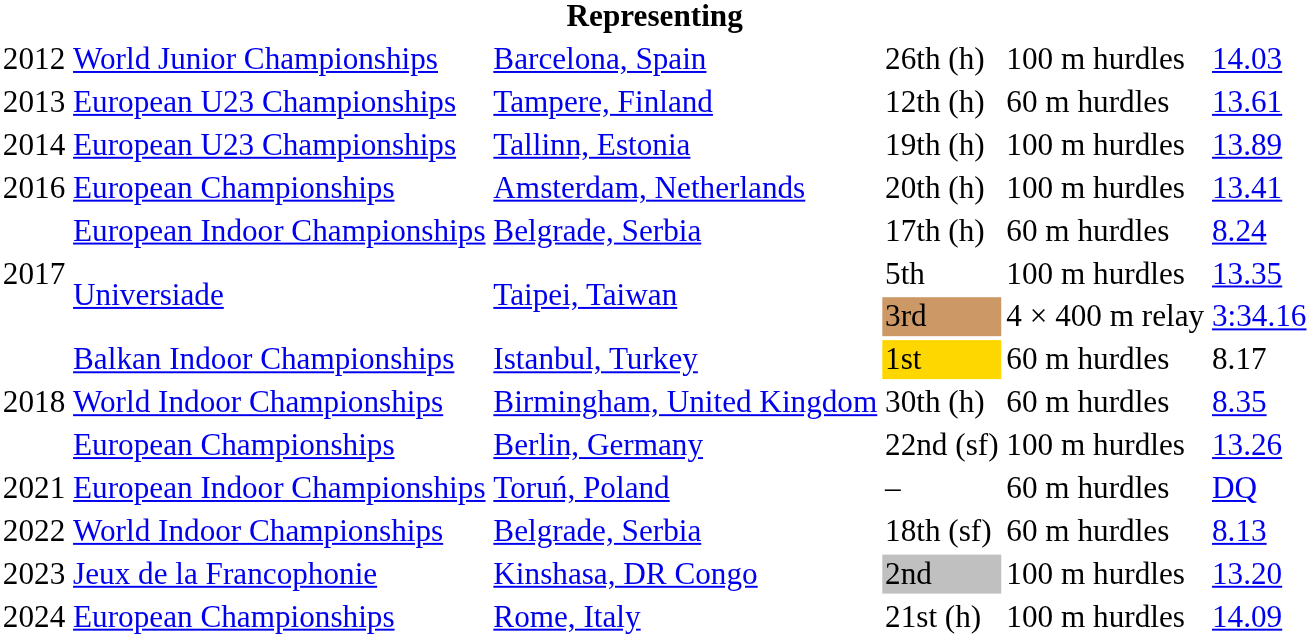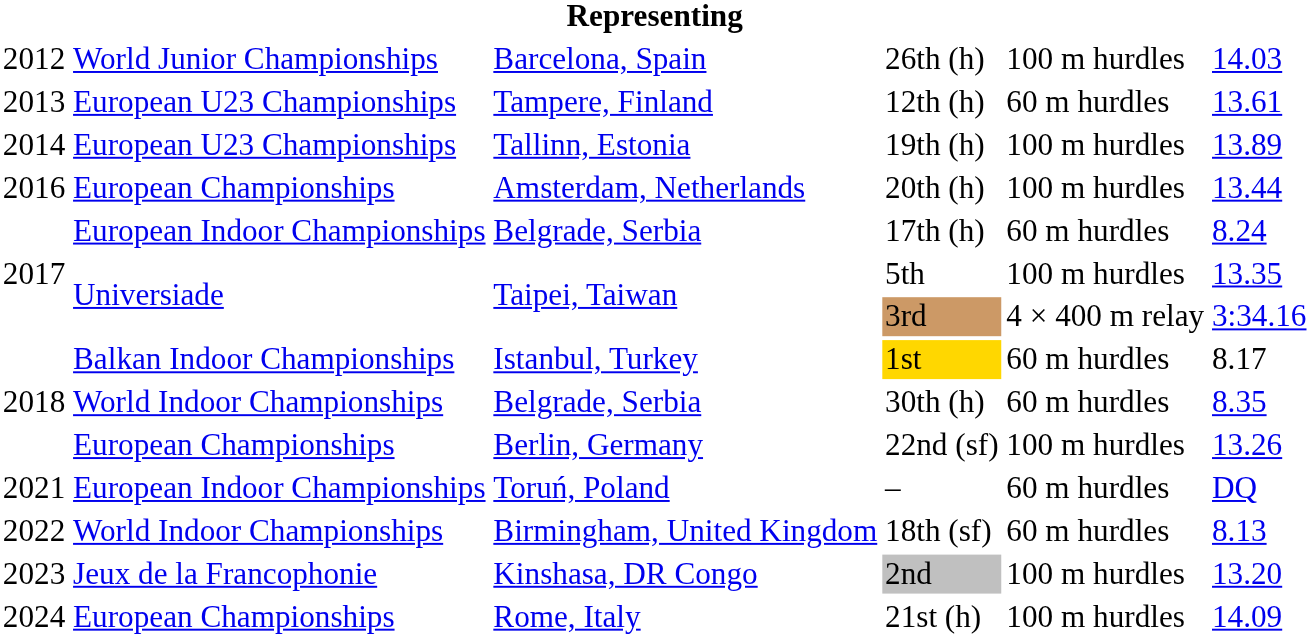(1247, 187) 13.41 -> (1247, 187) 13.44
(685, 402) Birmingham, United Kingdom -> (597, 402) Belgrade, Serbia
(597, 530) Belgrade, Serbia -> (685, 530) Birmingham, United Kingdom
